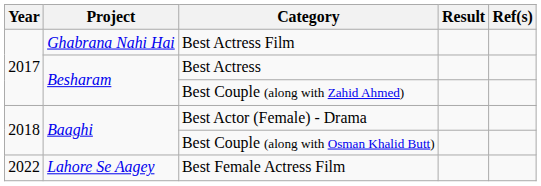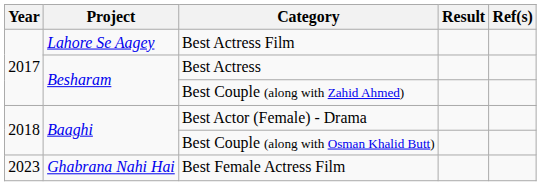(111, 42) Ghabrana Nahi Hai -> (101, 42) Lahore Se Aagey
(24, 167) 2022 -> (24, 167) 2023
(101, 167) Lahore Se Aagey -> (111, 167) Ghabrana Nahi Hai
